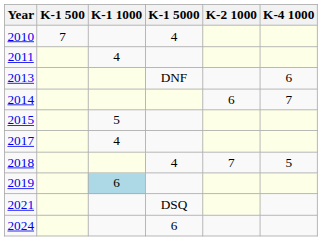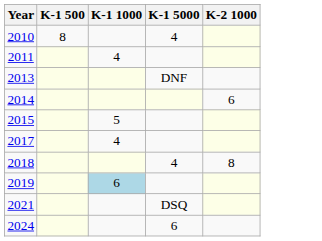- column: (289, 15)
(62, 36) 7 -> (62, 36) 8
(231, 162) 7 -> (231, 162) 8
